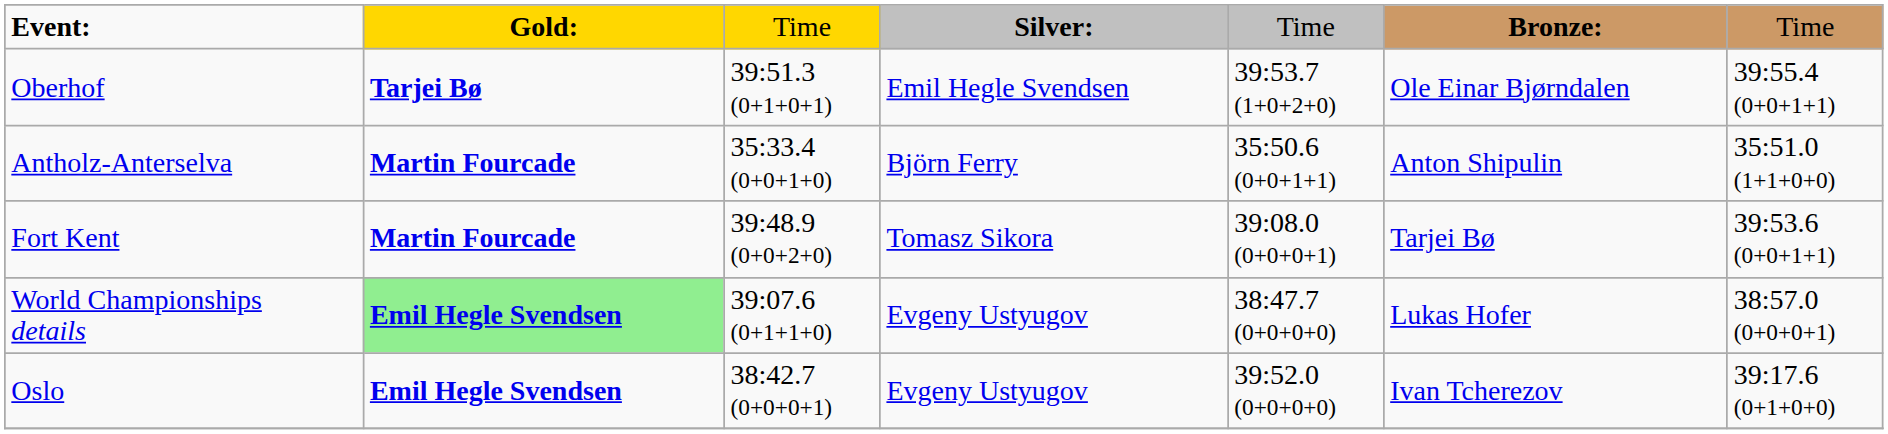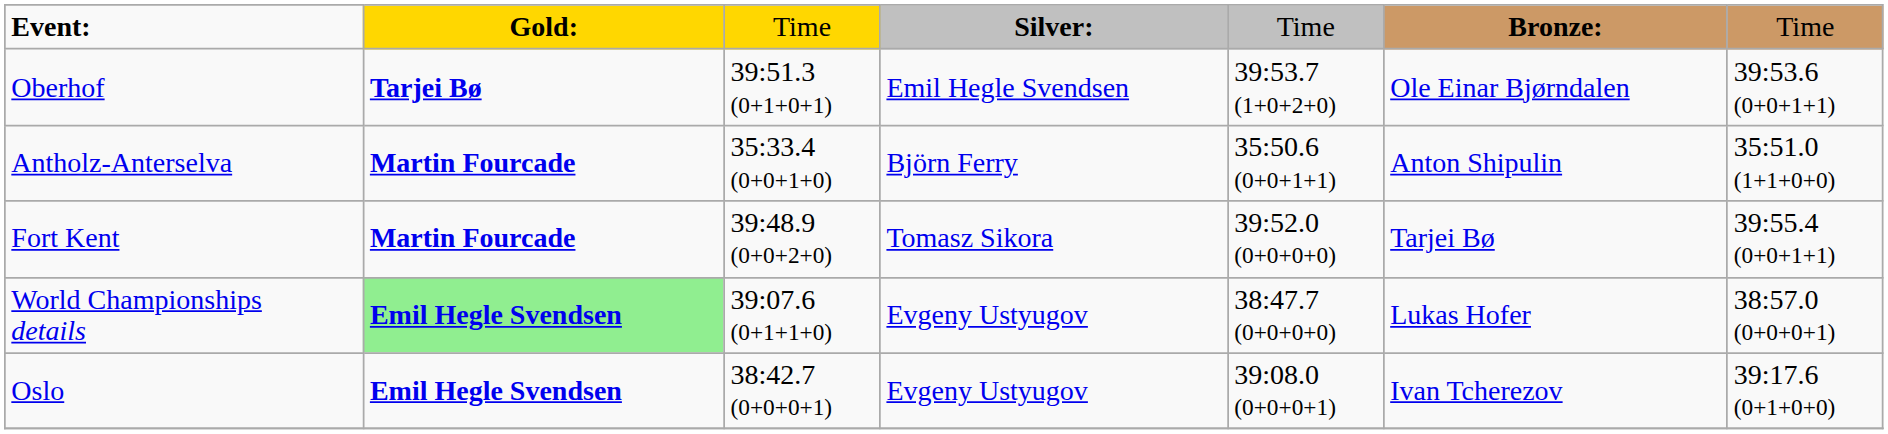(1785, 86) 39:55.4 (0+0+1+1) -> (1785, 86) 39:53.6 (0+0+1+1)
(1285, 238) 39:08.0 (0+0+0+1) -> (1285, 238) 39:52.0 (0+0+0+0)
(1785, 238) 39:53.6 (0+0+1+1) -> (1785, 238) 39:55.4 (0+0+1+1)
(1285, 390) 39:52.0 (0+0+0+0) -> (1285, 390) 39:08.0 (0+0+0+1)
